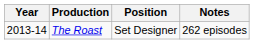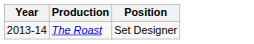- column: (214, 13)
